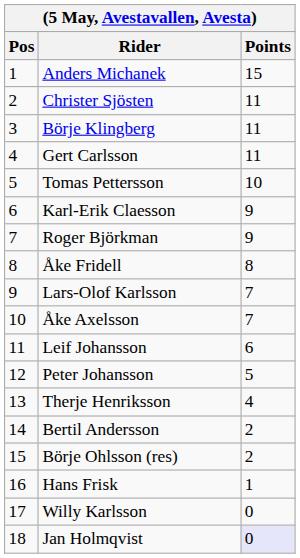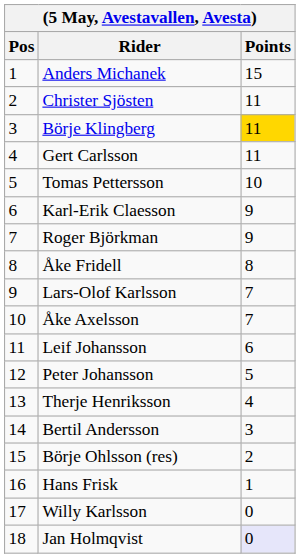(253, 127) no background -> (253, 127) gold background
(249, 429) 2 -> (249, 429) 3
